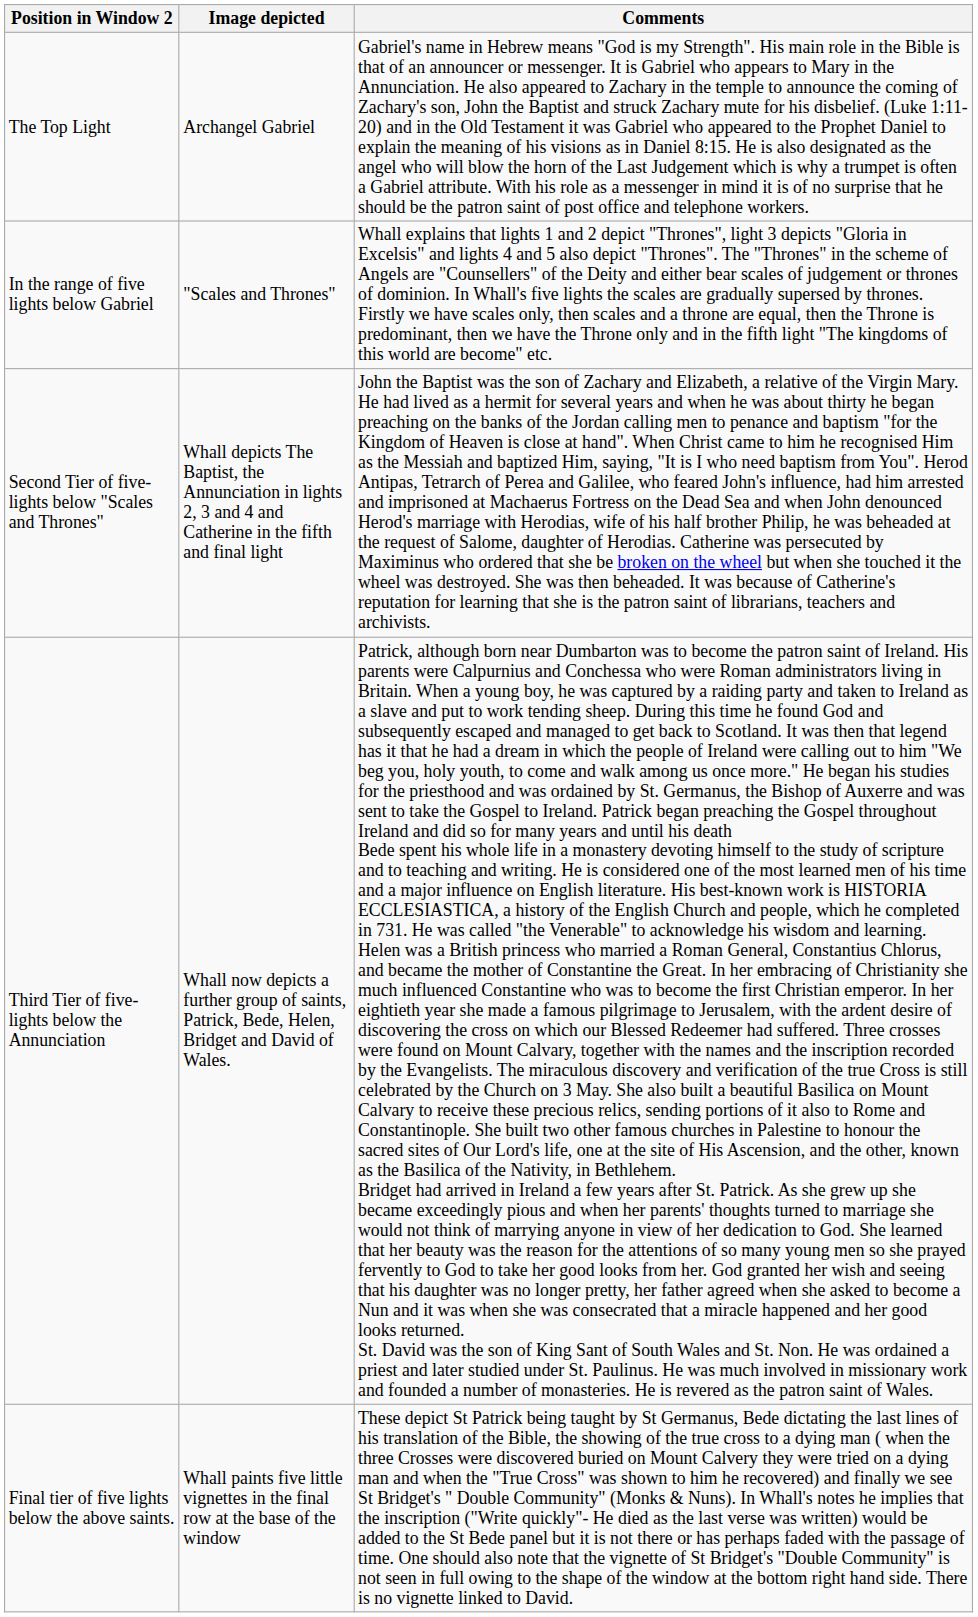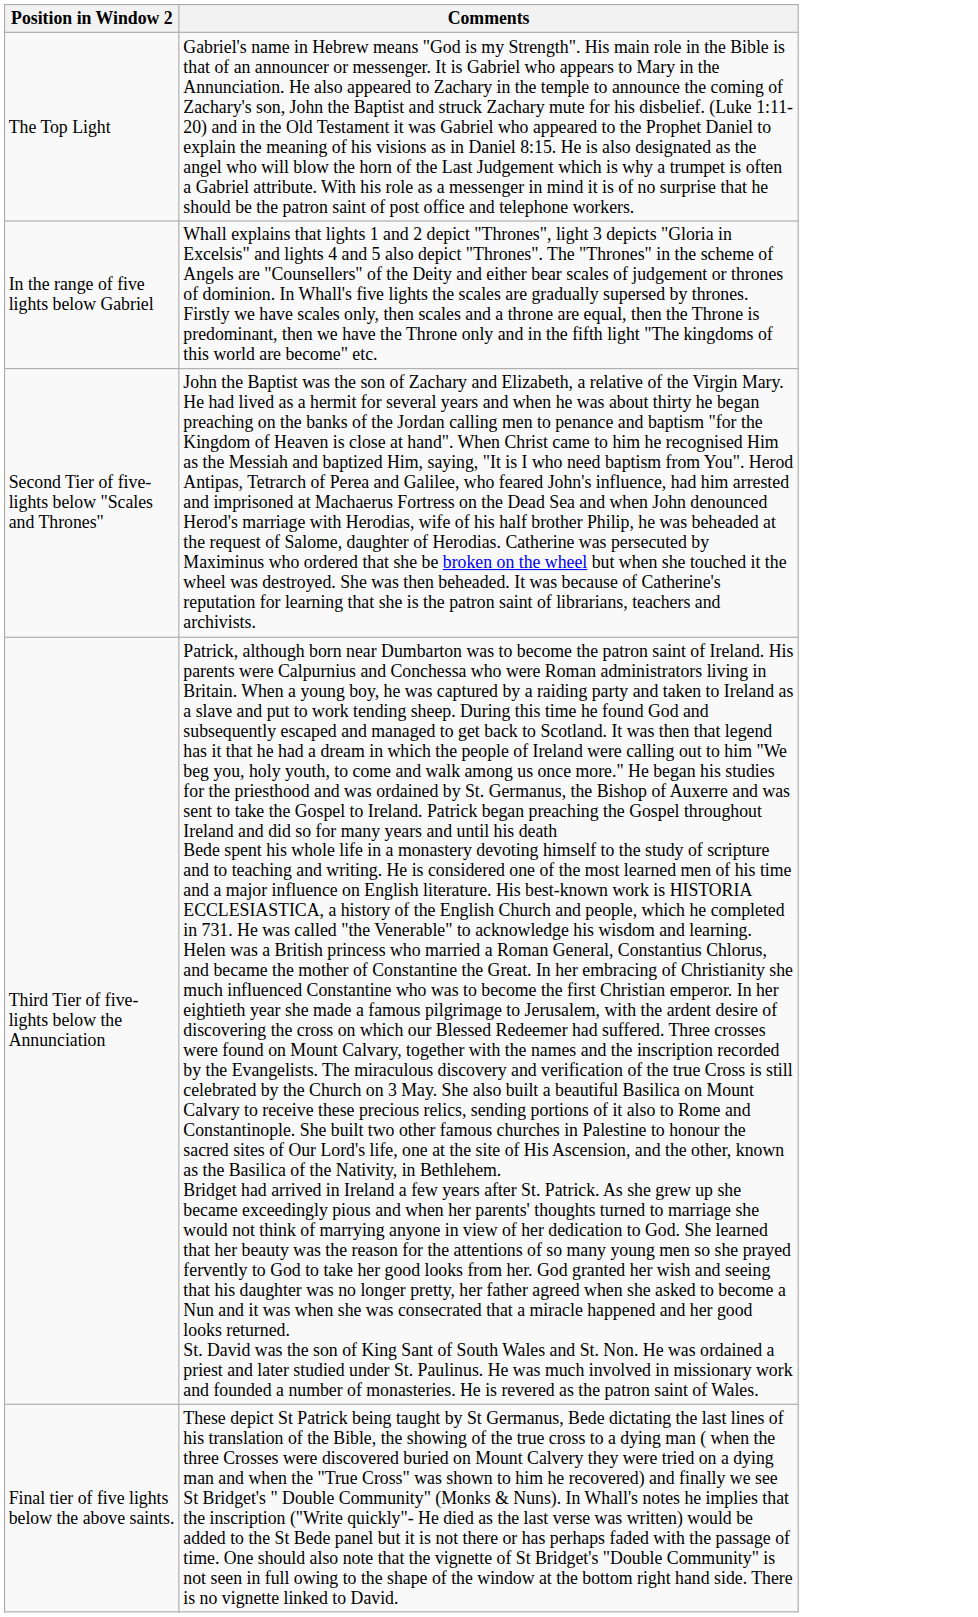- column: (267, 18)
